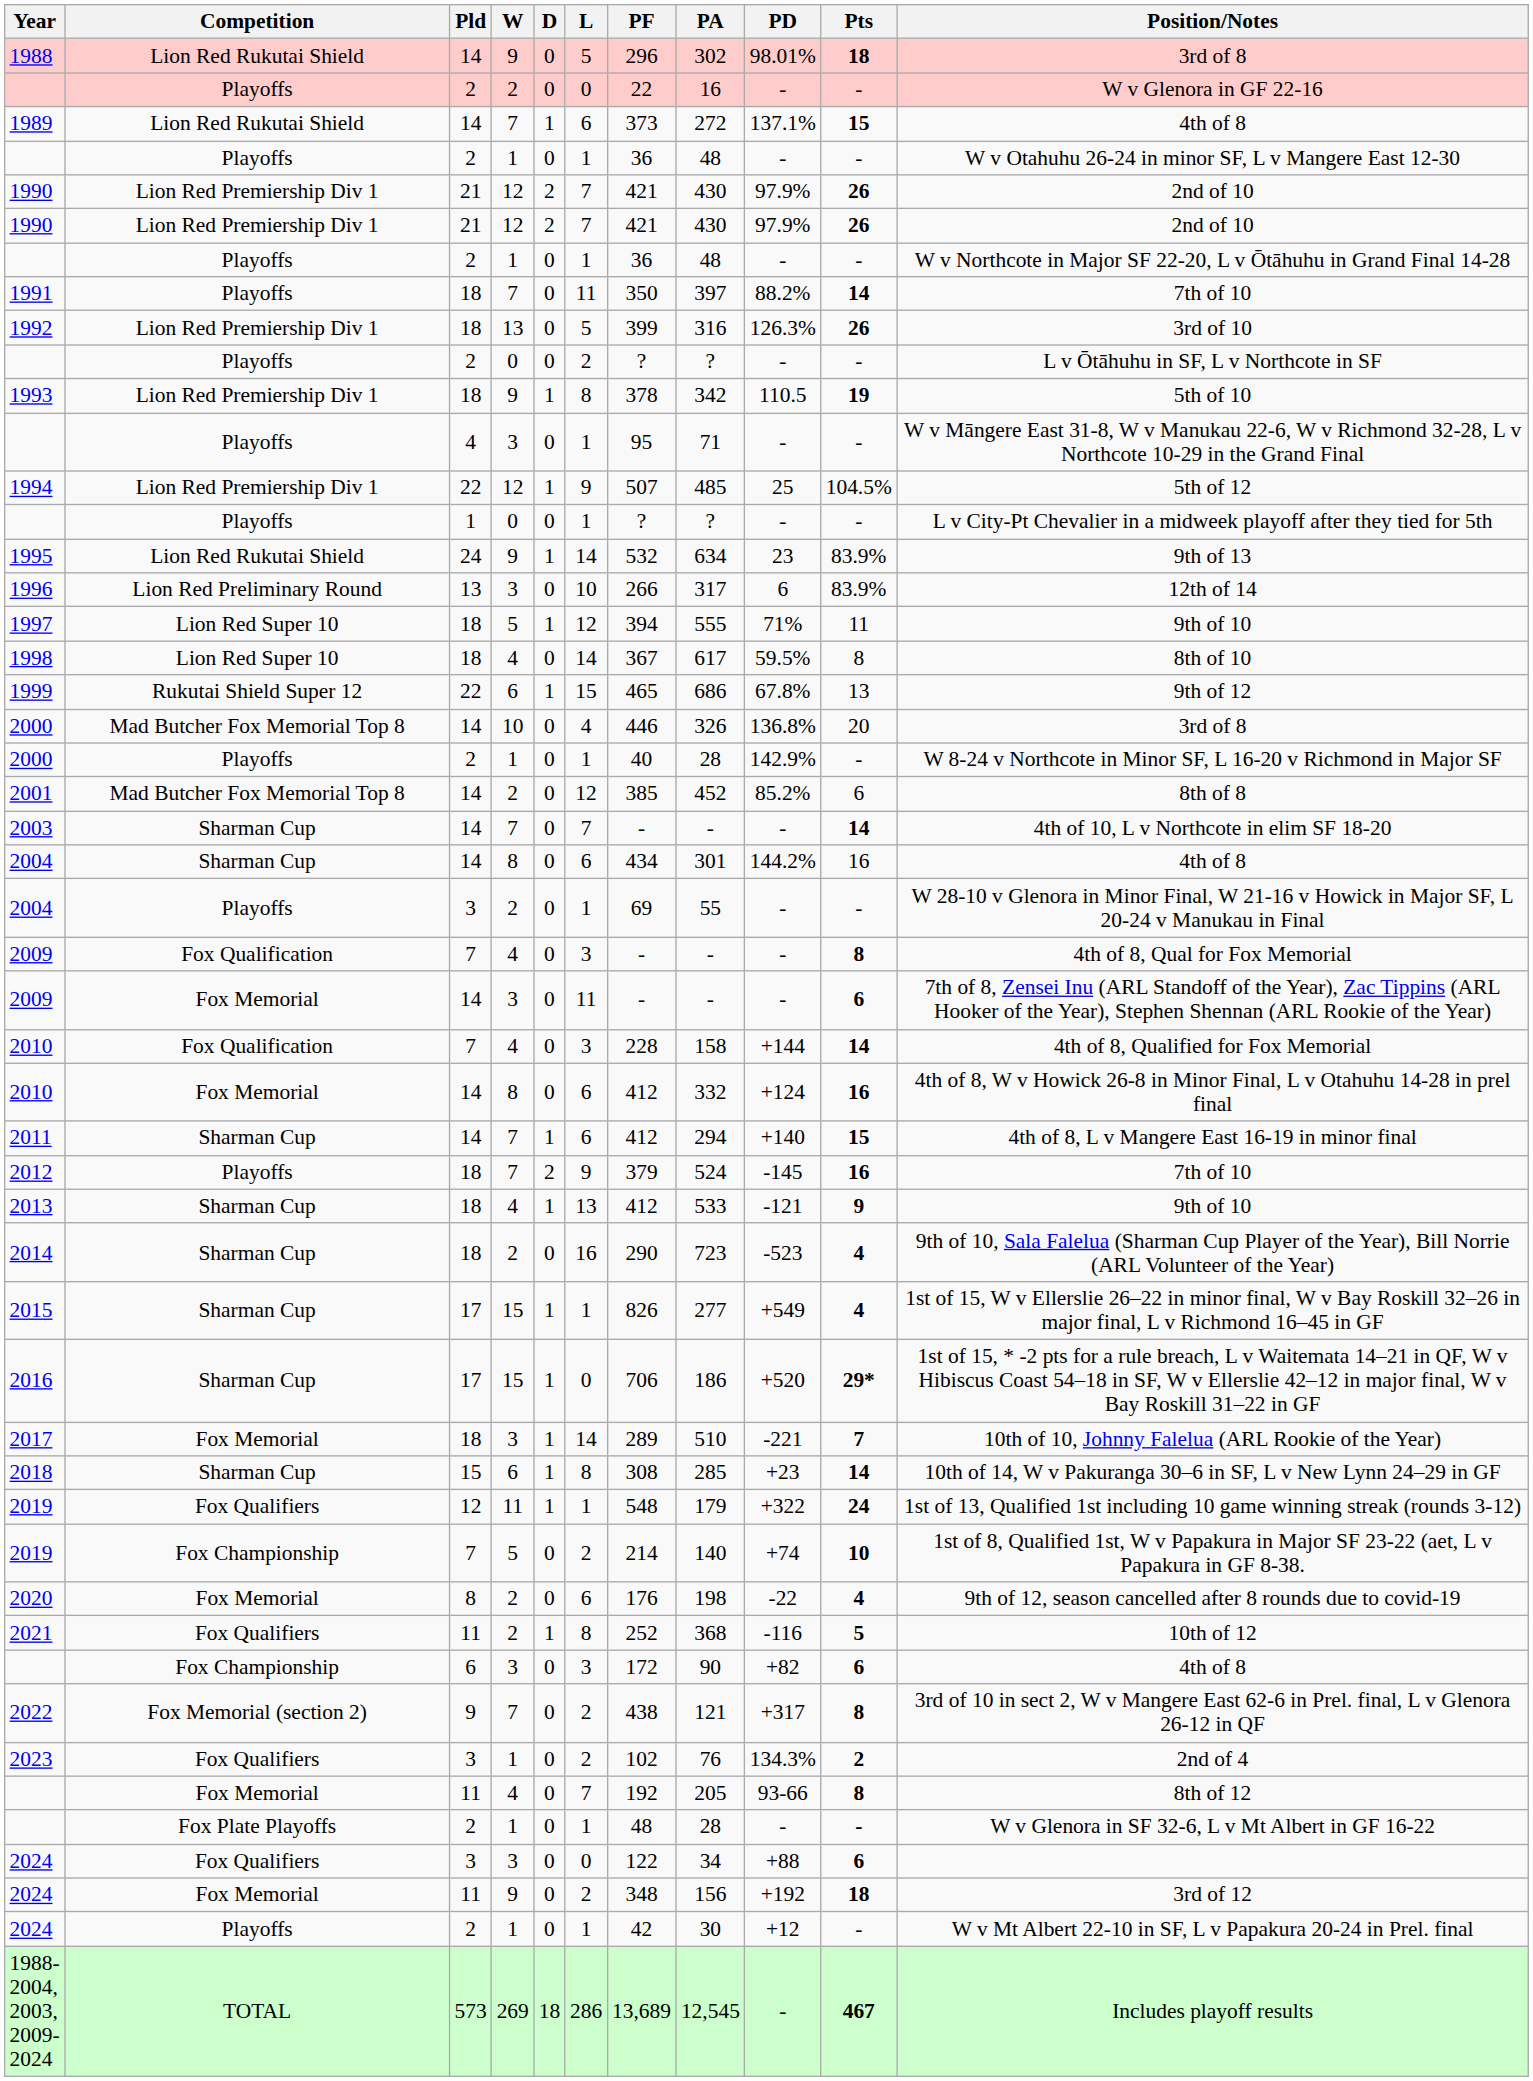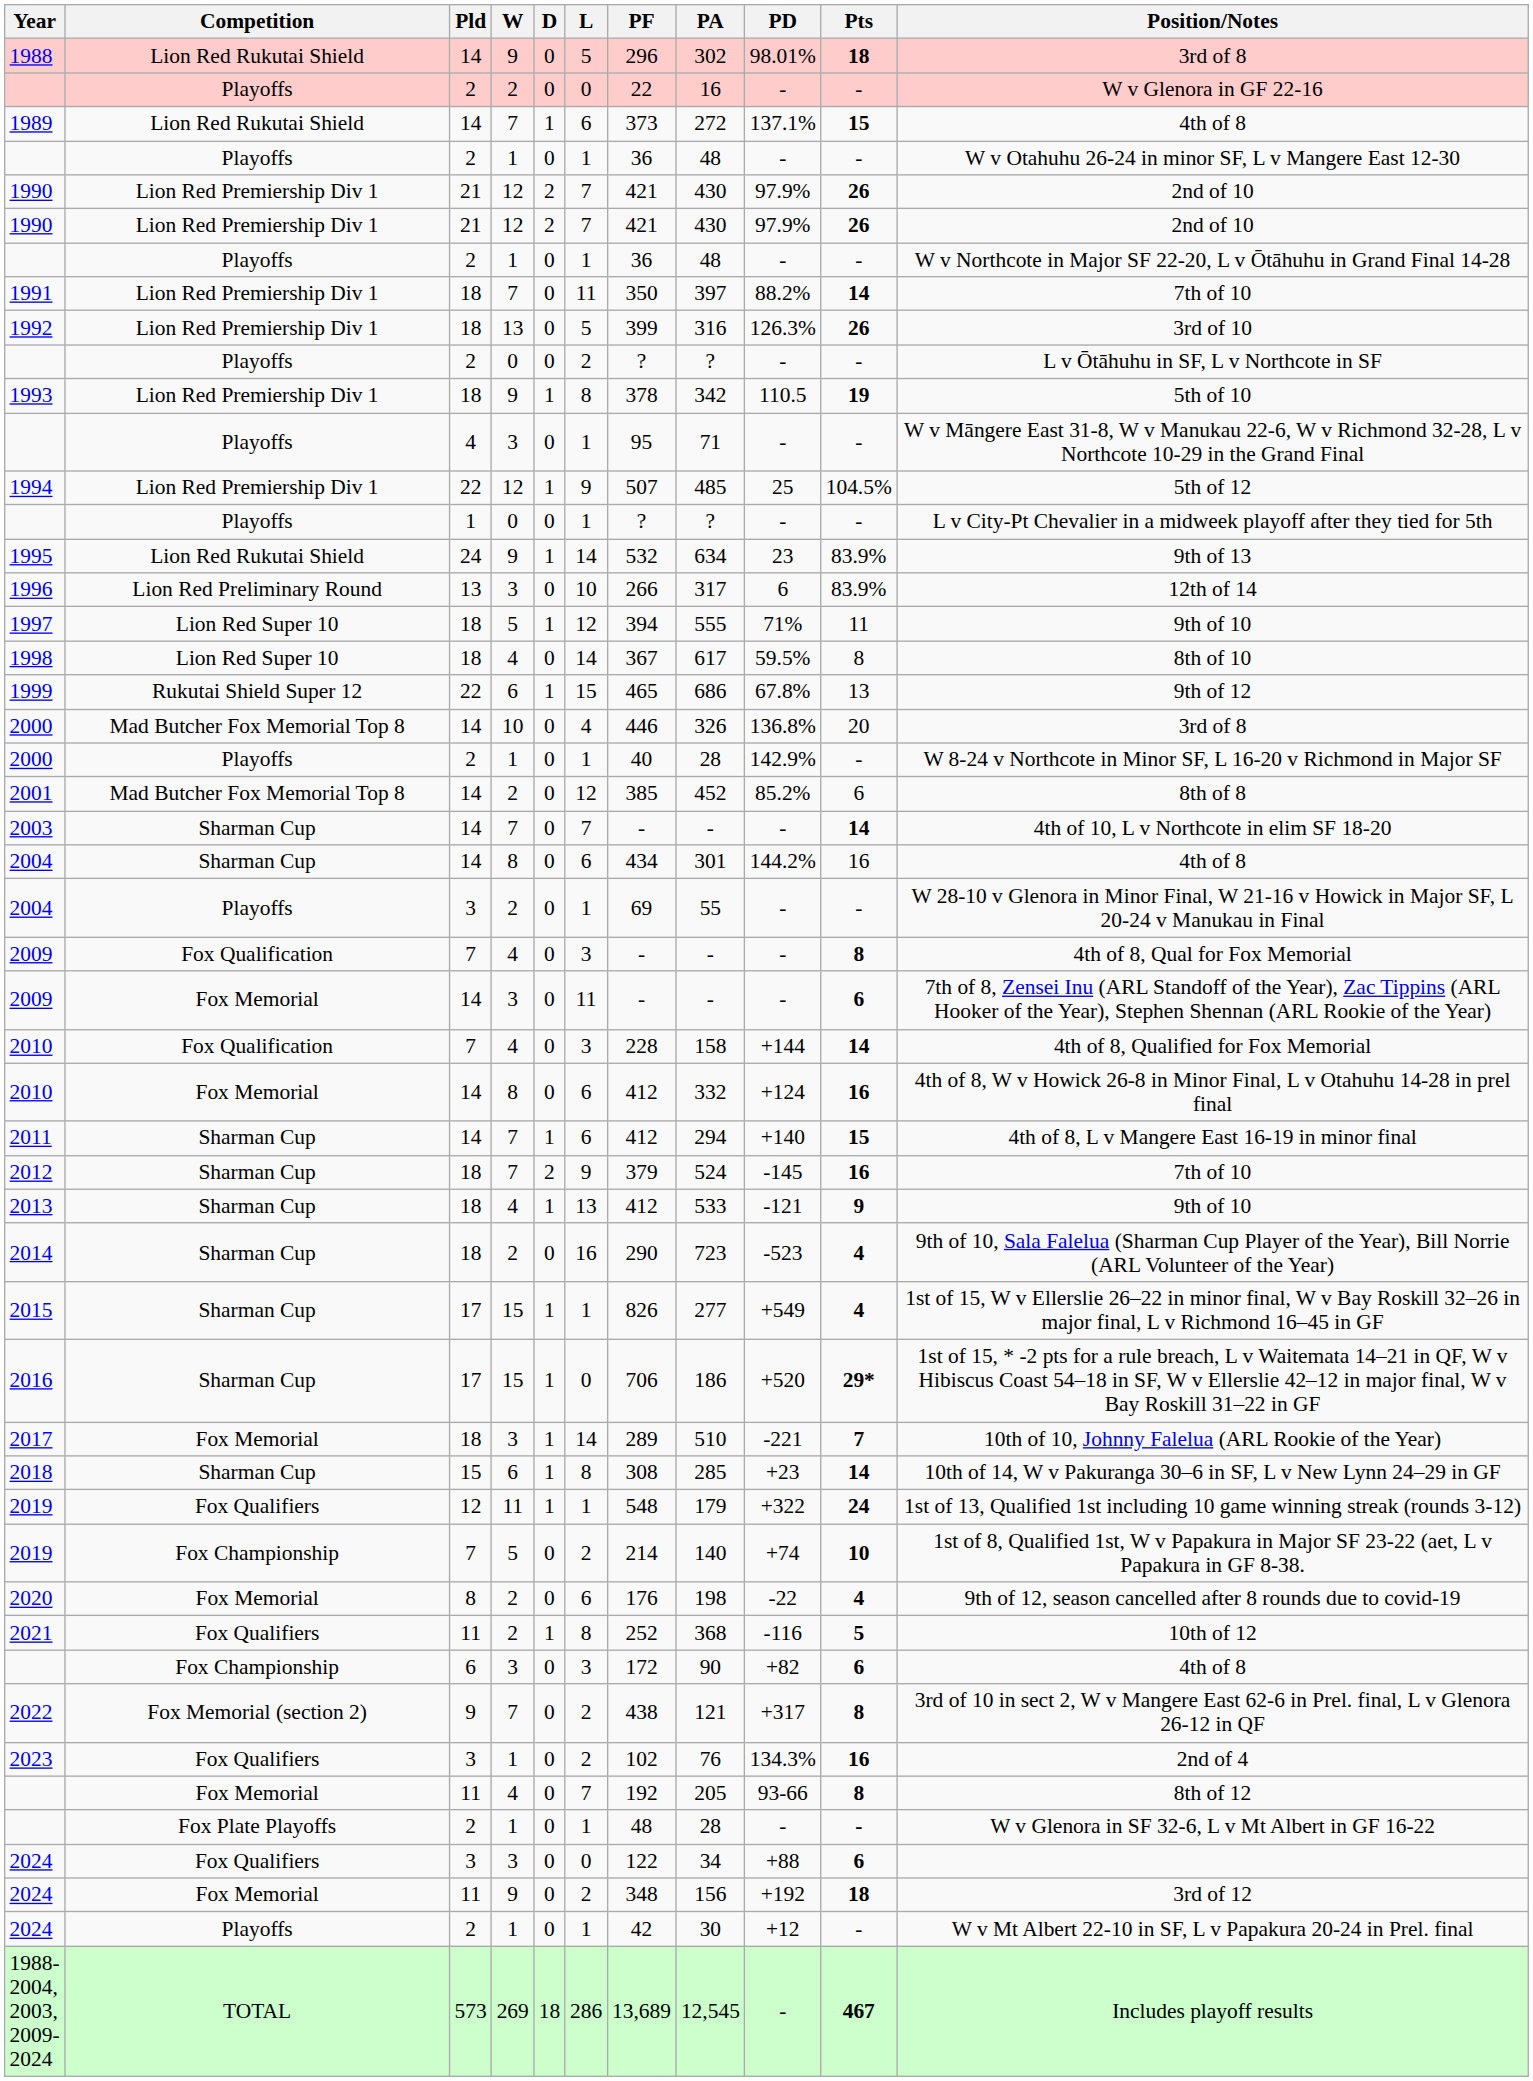(257, 293) Playoffs -> (257, 293) Lion Red Premiership Div 1
(257, 1172) Playoffs -> (257, 1172) Sharman Cup
(859, 1758) 2 -> (859, 1758) 16
